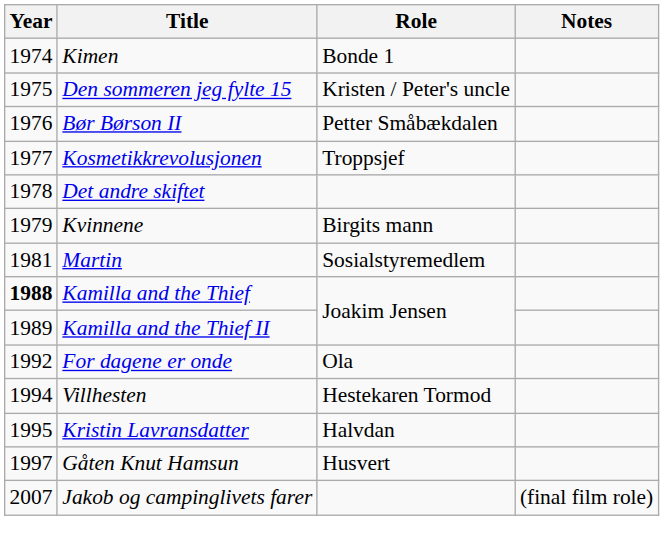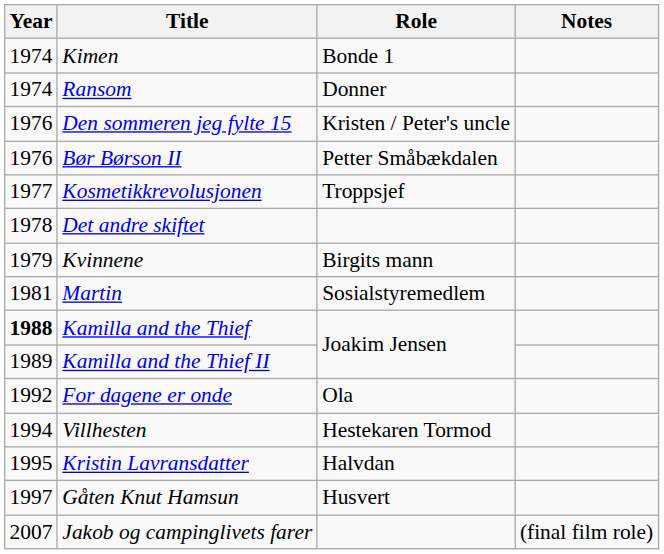+ row: (97, 89)
(31, 89) 1975 -> (31, 123) 1976
